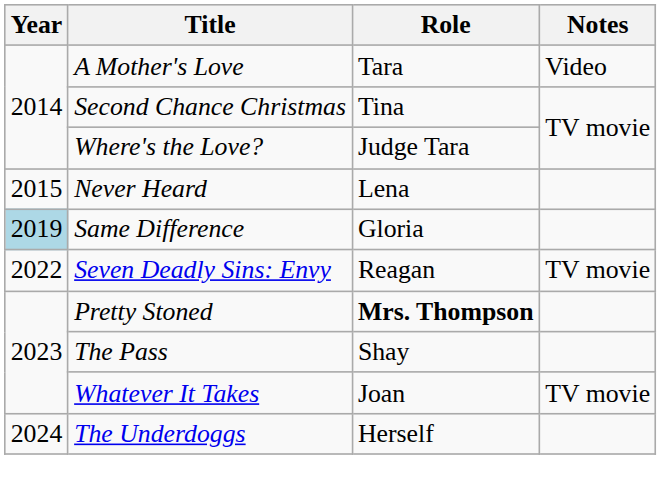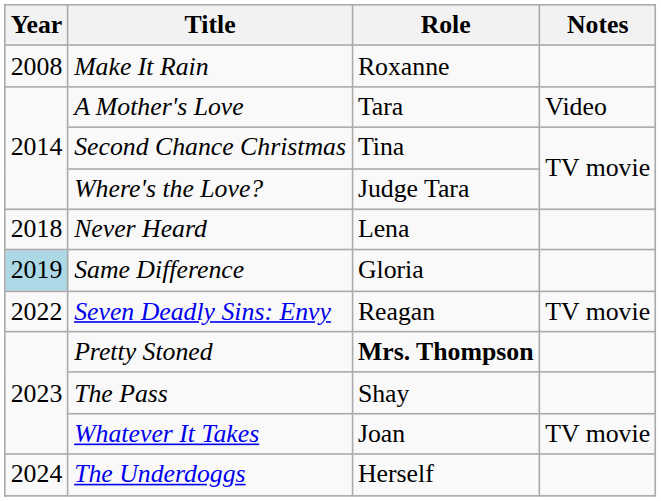+ row: (141, 65)
(37, 188) 2015 -> (37, 229) 2018
